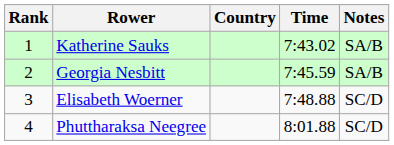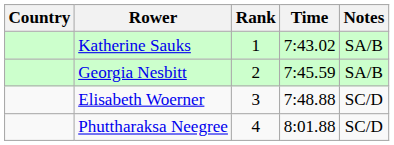columns swapped: (28, 18) <-> (245, 18)
